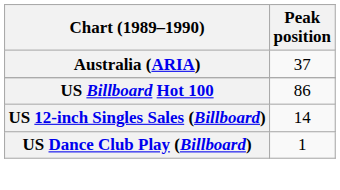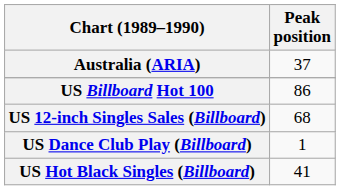(302, 117) 14 -> (302, 117) 68
+ row: (137, 171)
